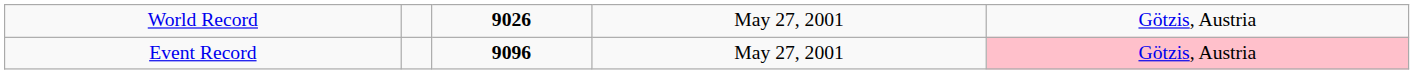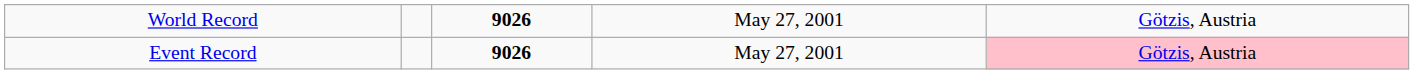(511, 52) 9096 -> (511, 52) 9026
